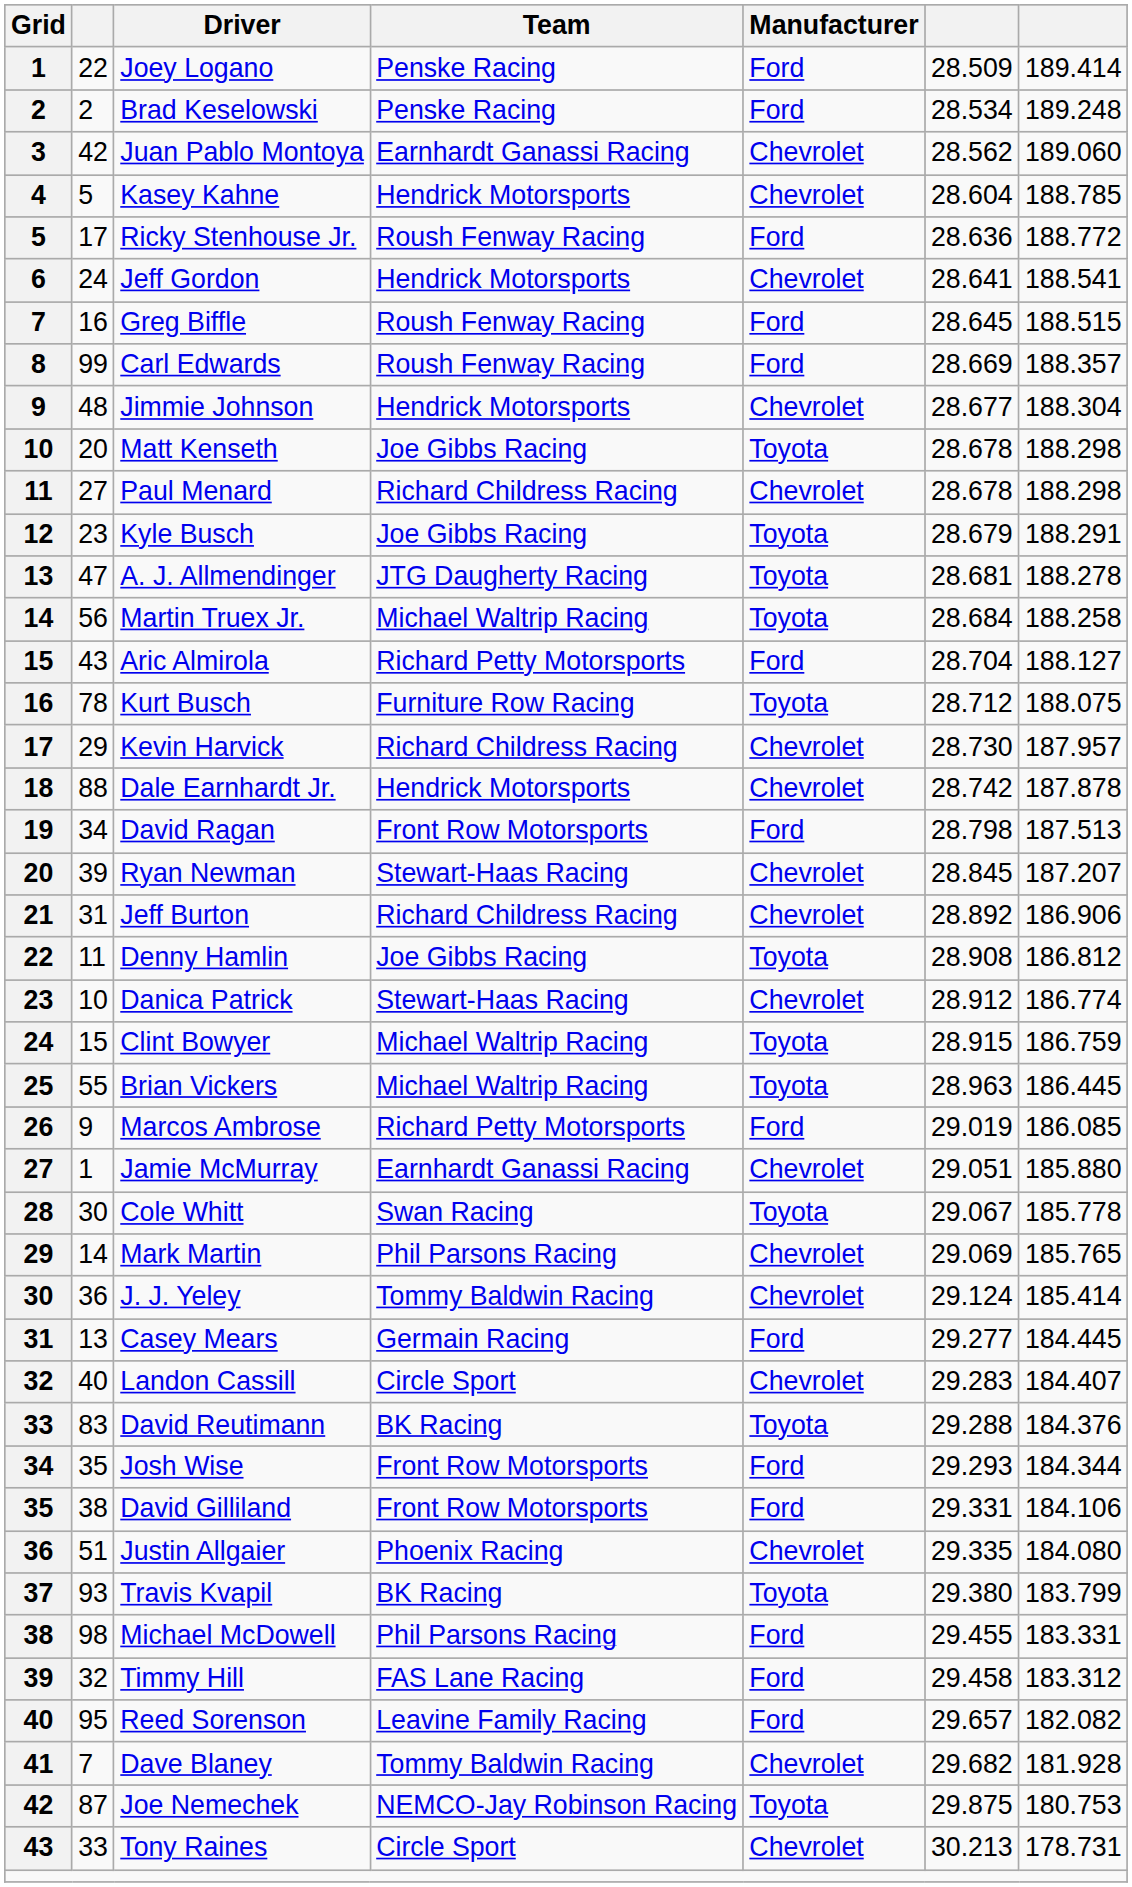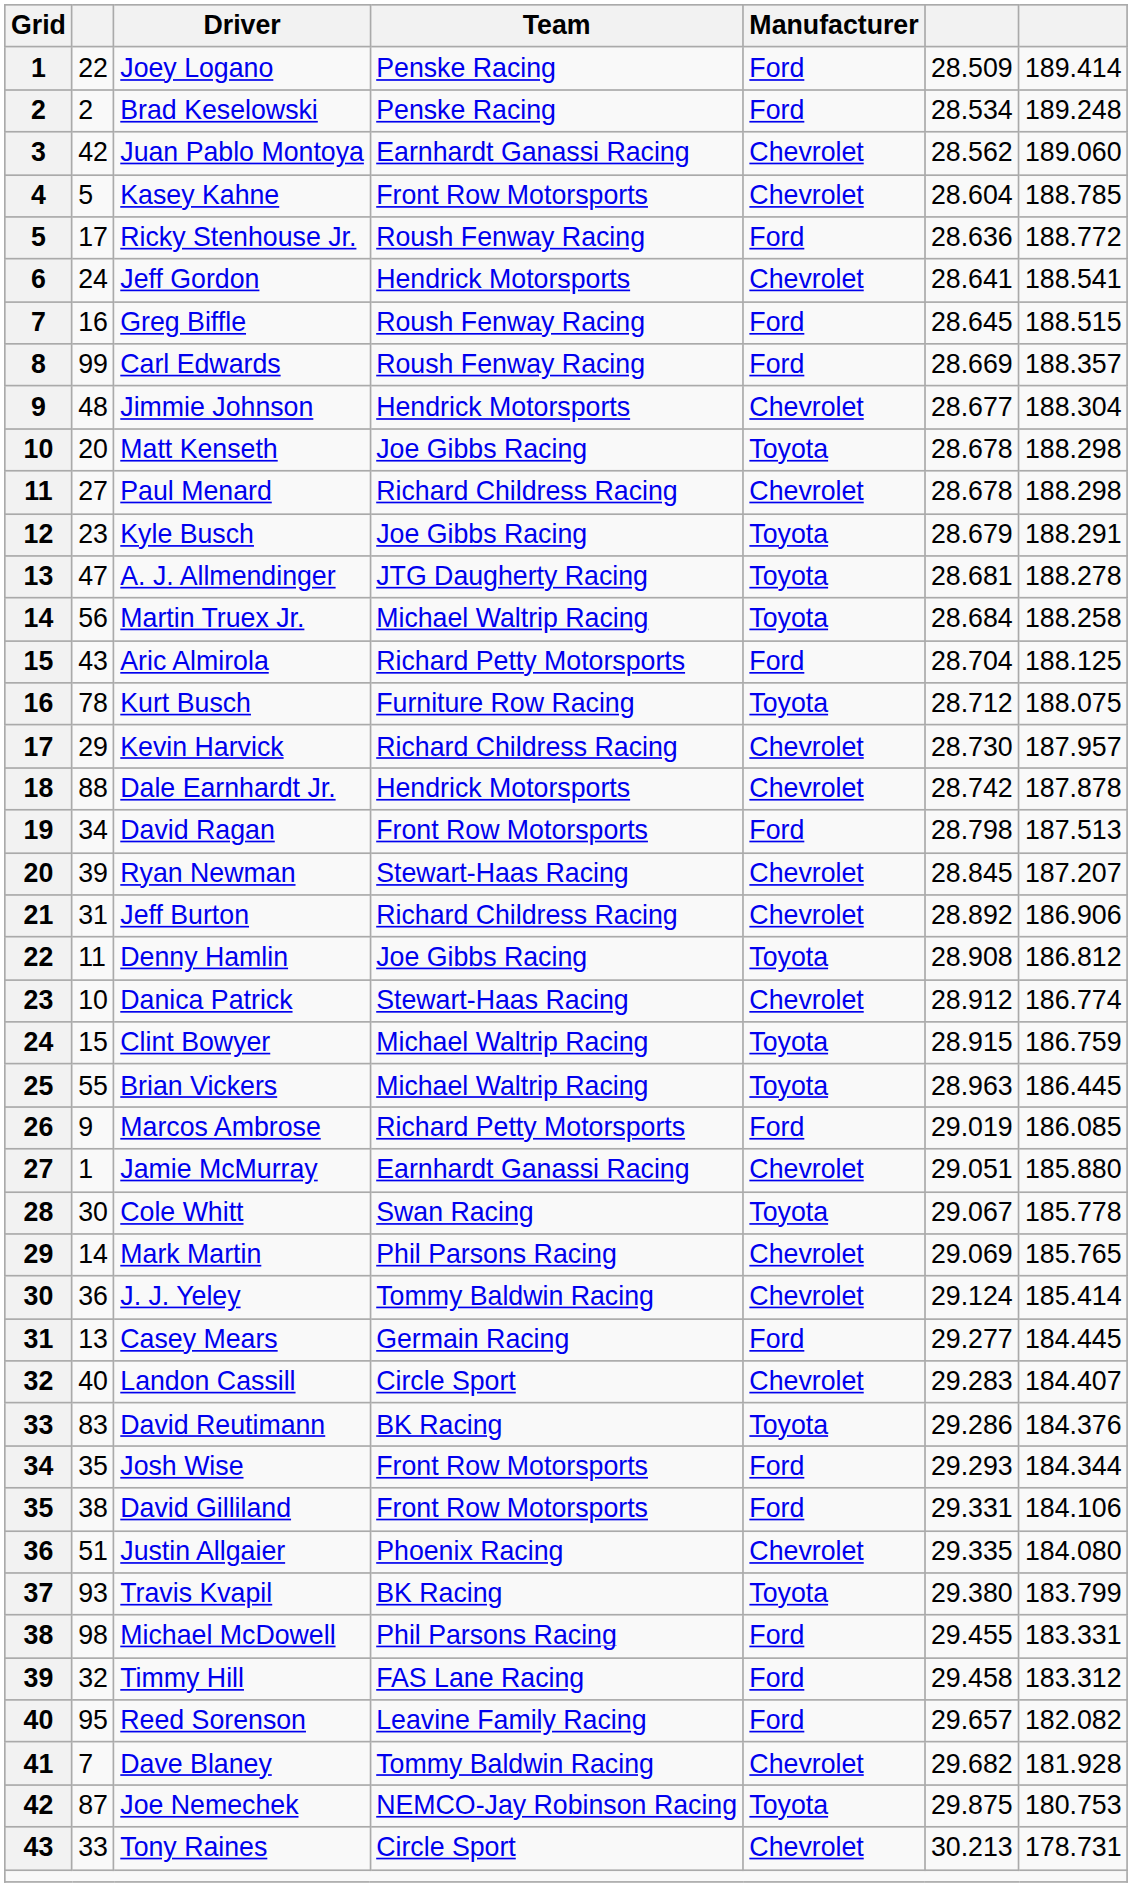(503, 195) Hendrick Motorsports -> (512, 195) Front Row Motorsports
(1073, 661) 188.127 -> (1073, 661) 188.125
(972, 1424) 29.288 -> (972, 1424) 29.286
